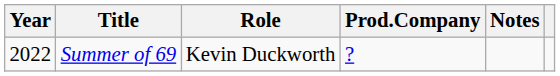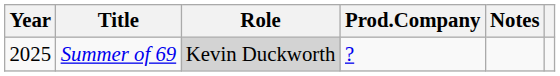(30, 53) 2022 -> (30, 53) 2025
(261, 53) no background -> (261, 53) lightgrey background
